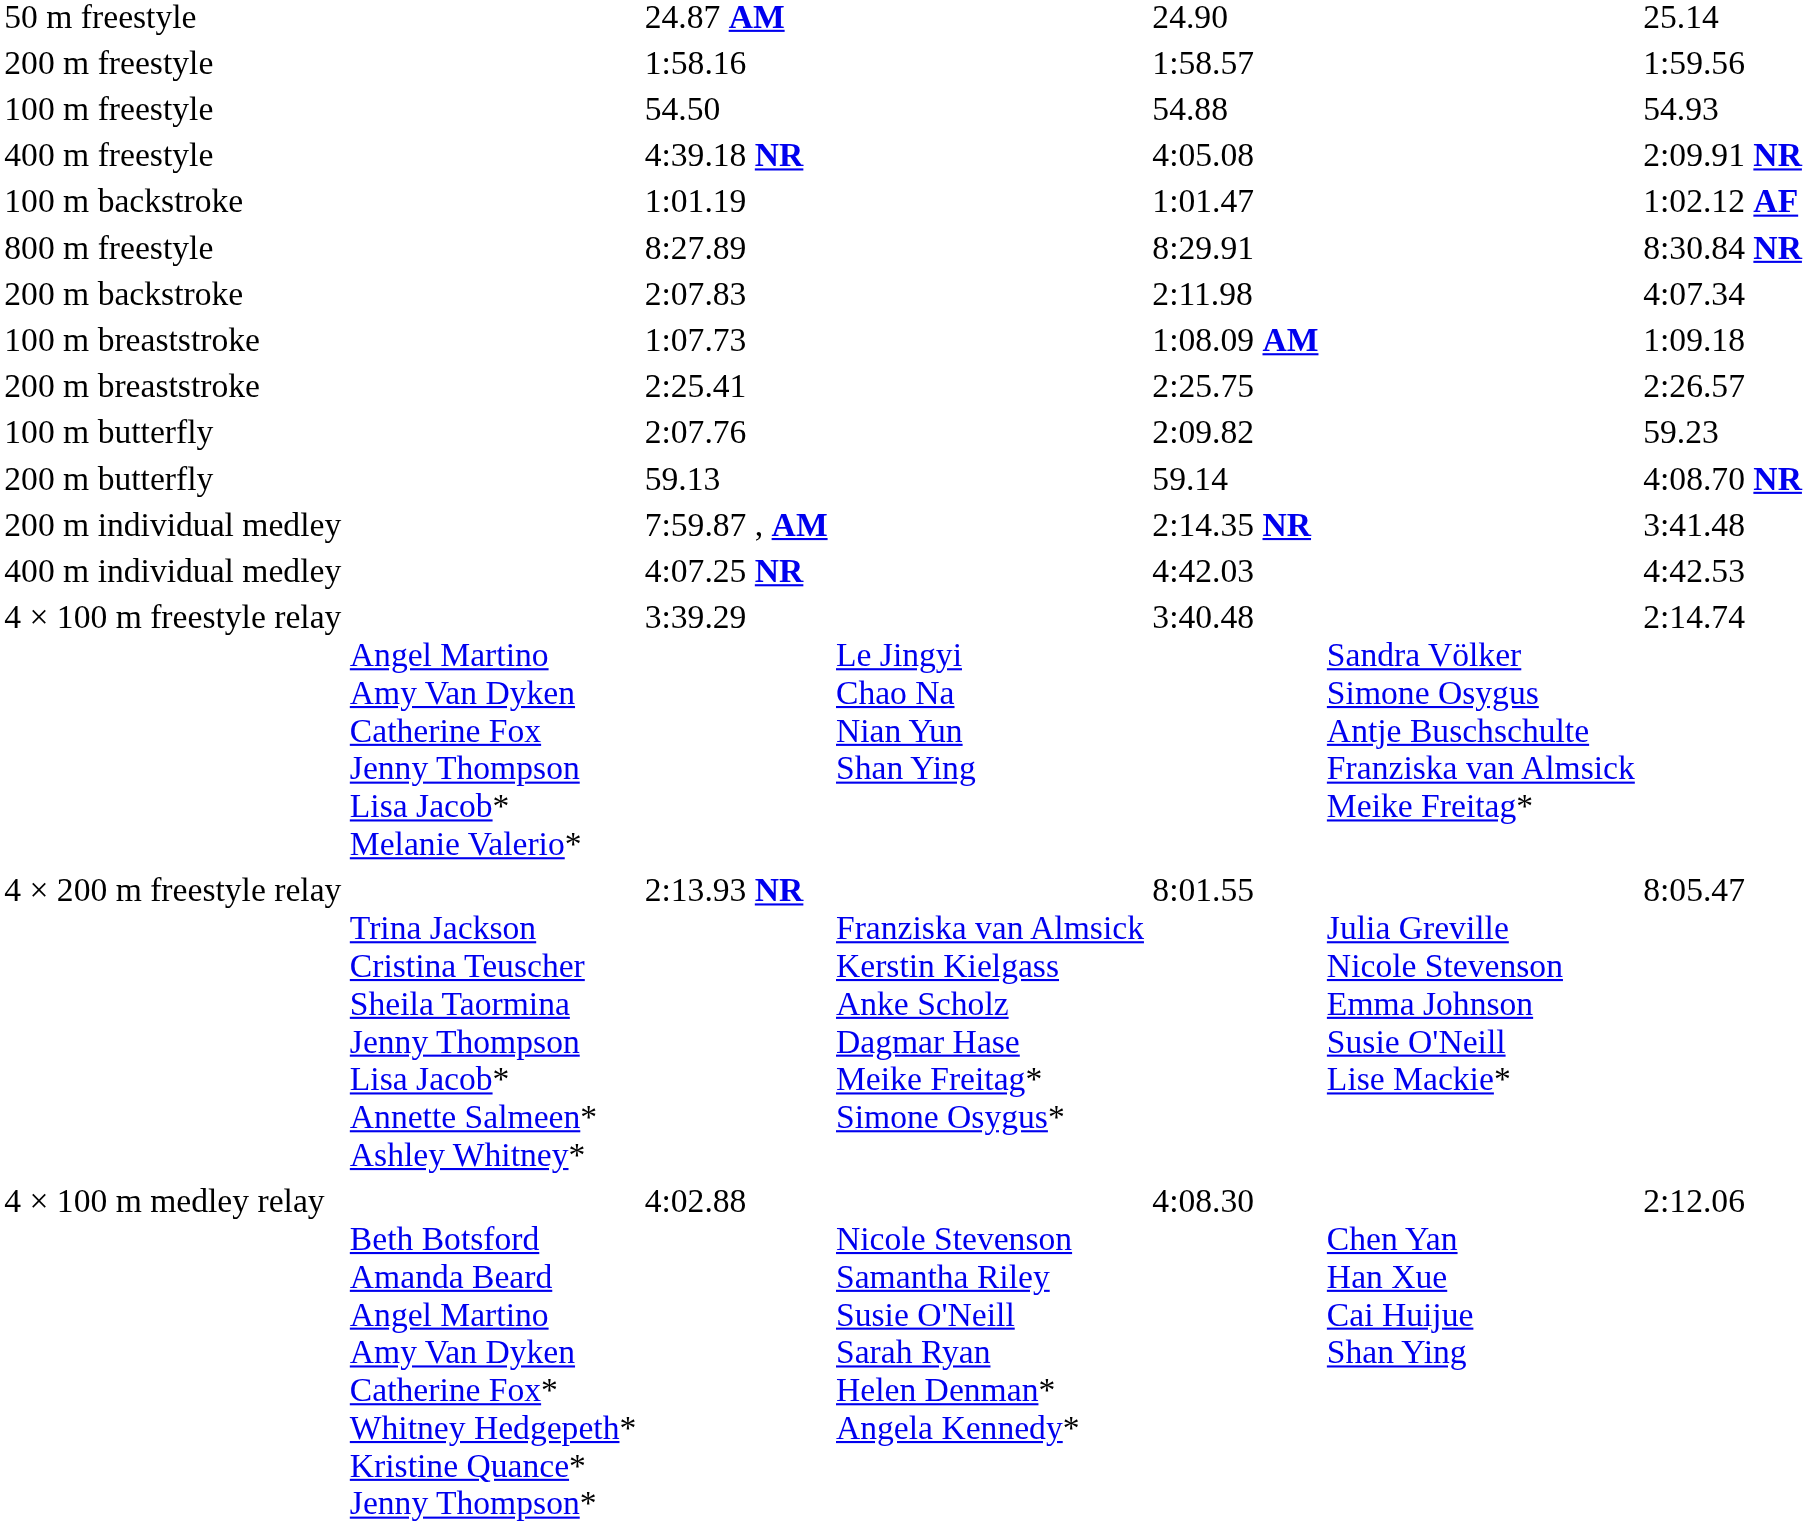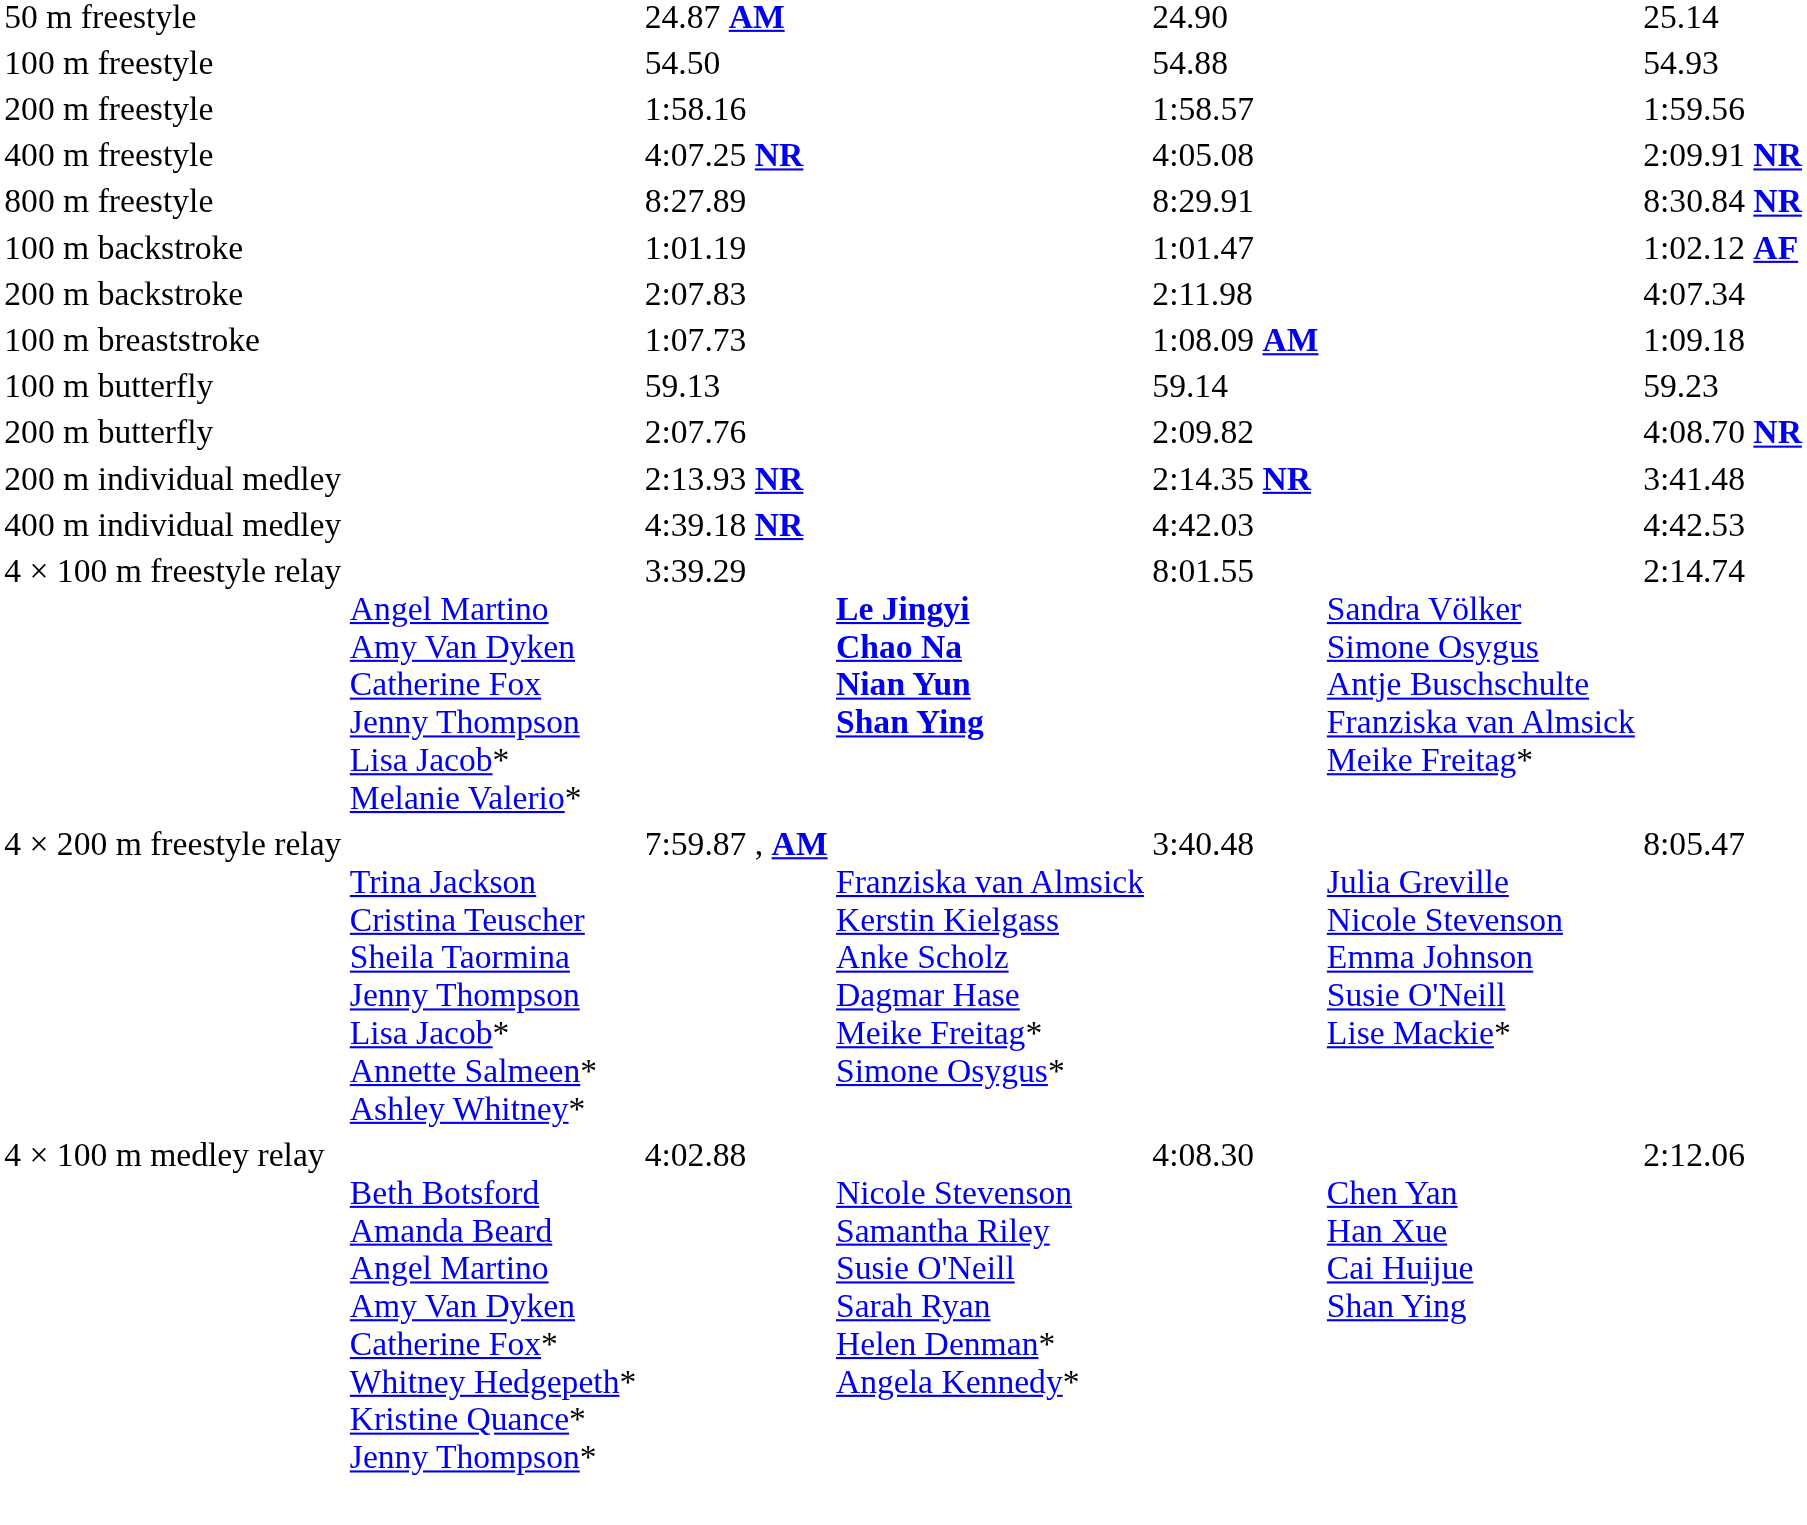rows swapped: (109, 109) <-> (109, 62)
(724, 155) 4:39.18 NR -> (724, 155) 4:07.25 NR
rows swapped: (109, 247) <-> (124, 201)
- row: (132, 386)
(696, 432) 2:07.76 -> (682, 386) 59.13
(1203, 432) 2:09.82 -> (1190, 386) 59.14
(682, 478) 59.13 -> (696, 432) 2:07.76
(1190, 478) 59.14 -> (1203, 432) 2:09.82
(736, 524) 7:59.87 , AM -> (724, 478) 2:13.93 NR
(724, 571) 4:07.25 NR -> (724, 524) 4:39.18 NR
(906, 711) normal -> (910, 665) bold
(1203, 617) 3:40.48 -> (1203, 571) 8:01.55
(724, 890) 2:13.93 NR -> (736, 844) 7:59.87 , AM
(1203, 890) 8:01.55 -> (1203, 844) 3:40.48
